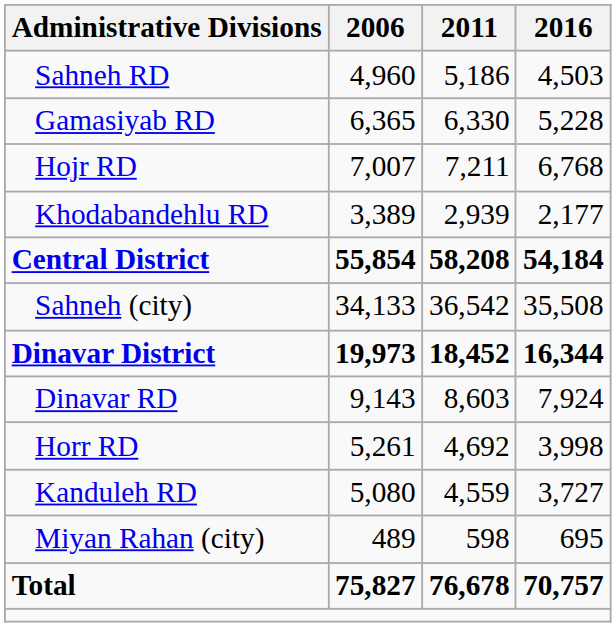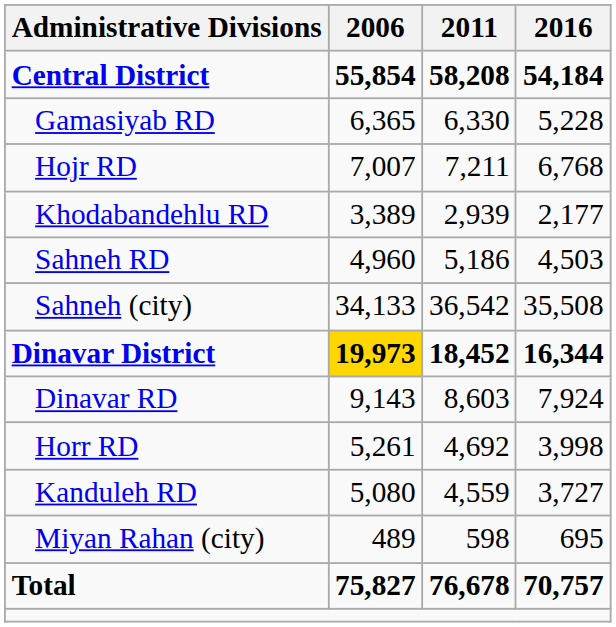rows swapped: (110, 259) <-> (102, 74)
(375, 352) no background -> (375, 352) gold background
